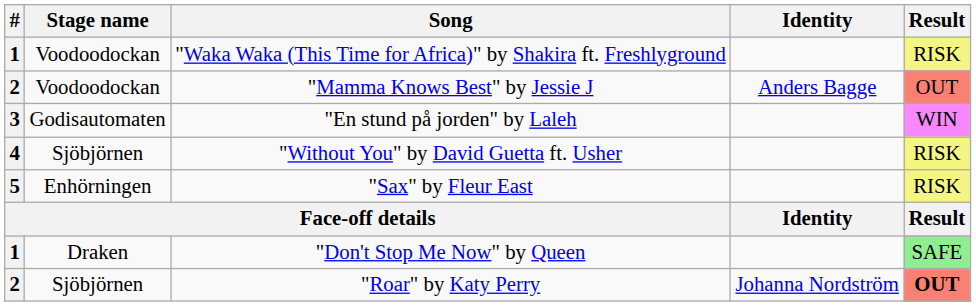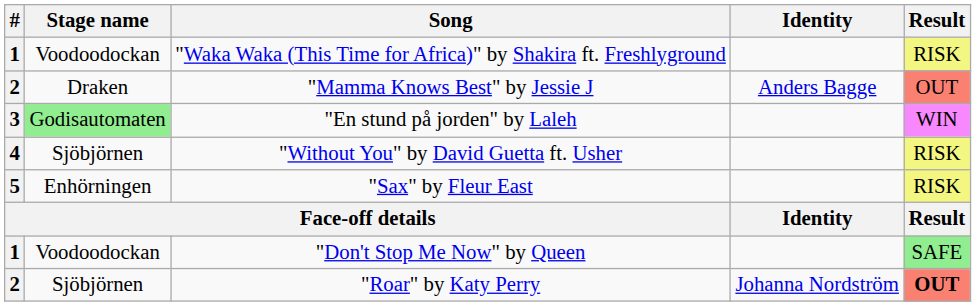(98, 86) Voodoodockan -> (98, 86) Draken
(98, 119) no background -> (98, 119) lightgreen background
(98, 251) Draken -> (98, 251) Voodoodockan
